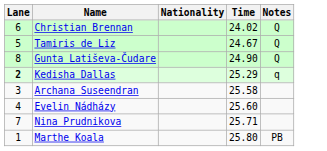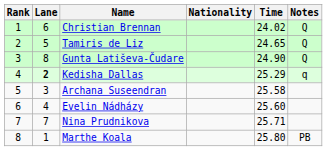+ column: (18, 12)
(243, 44) 24.67 -> (271, 44) 24.65
